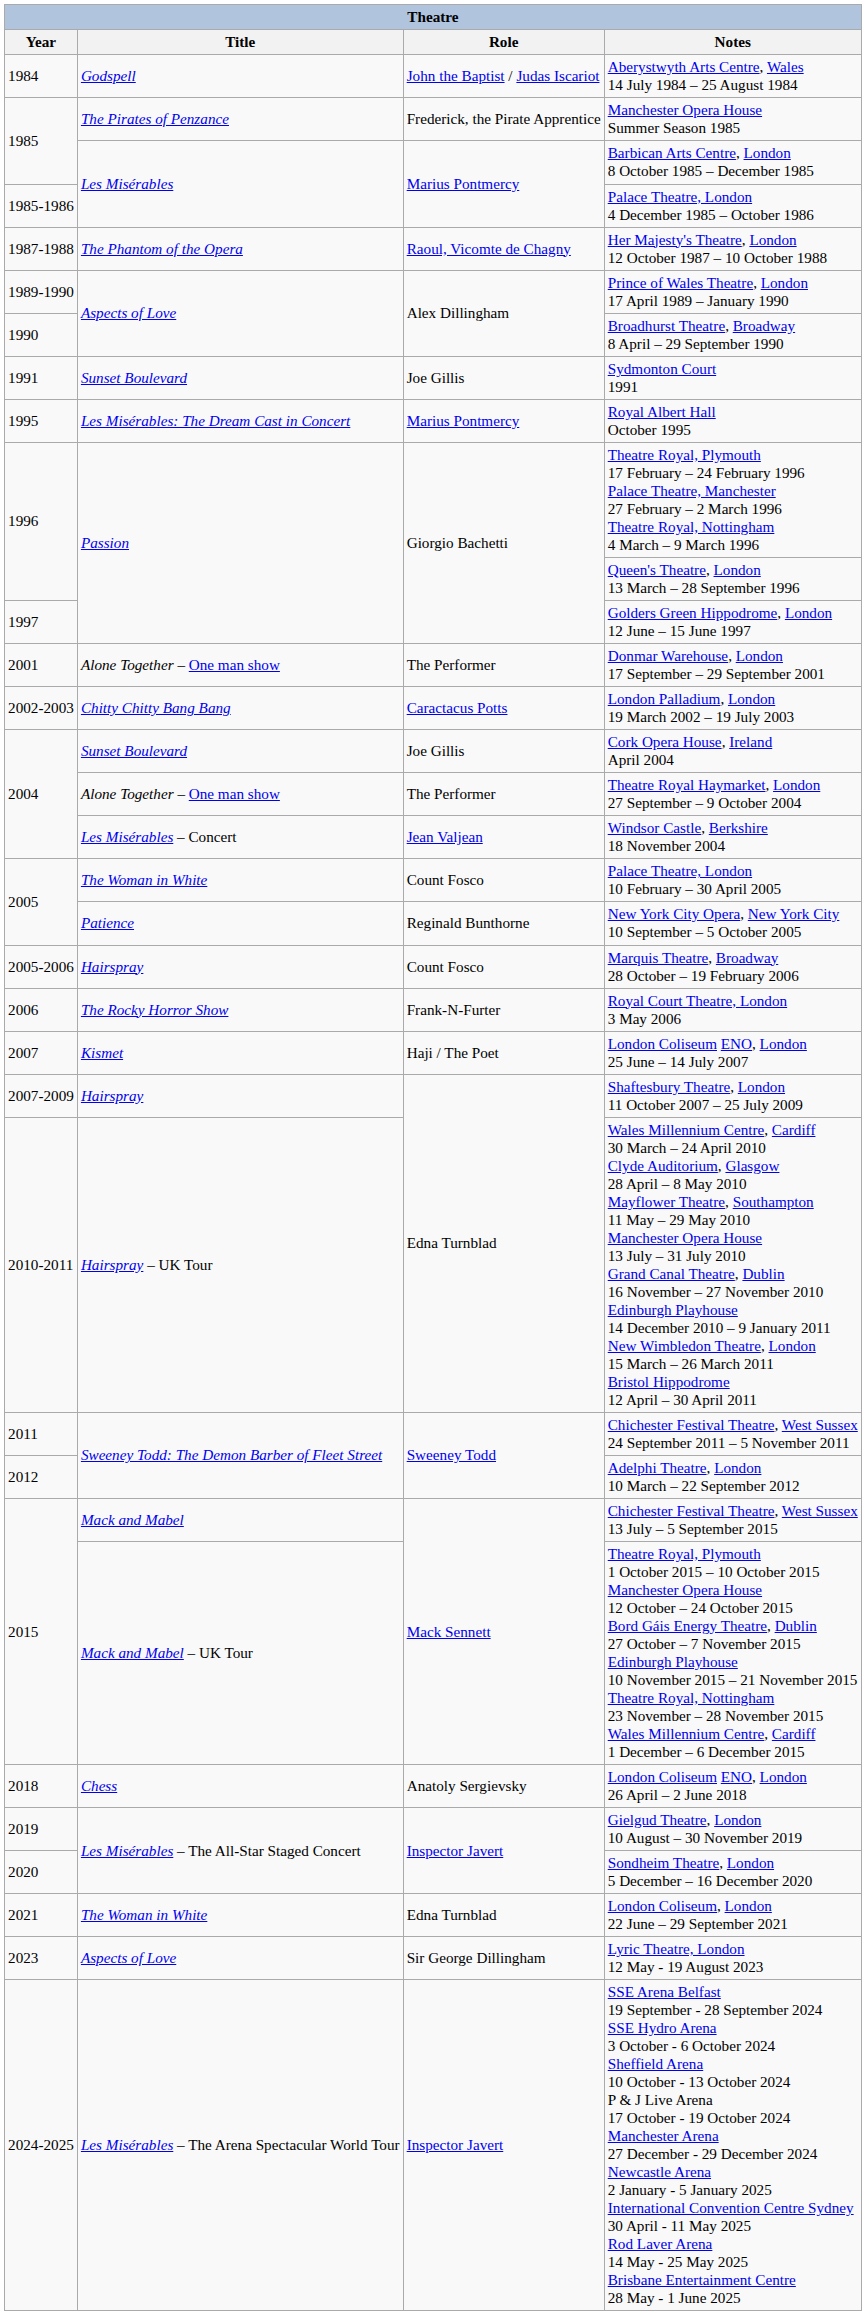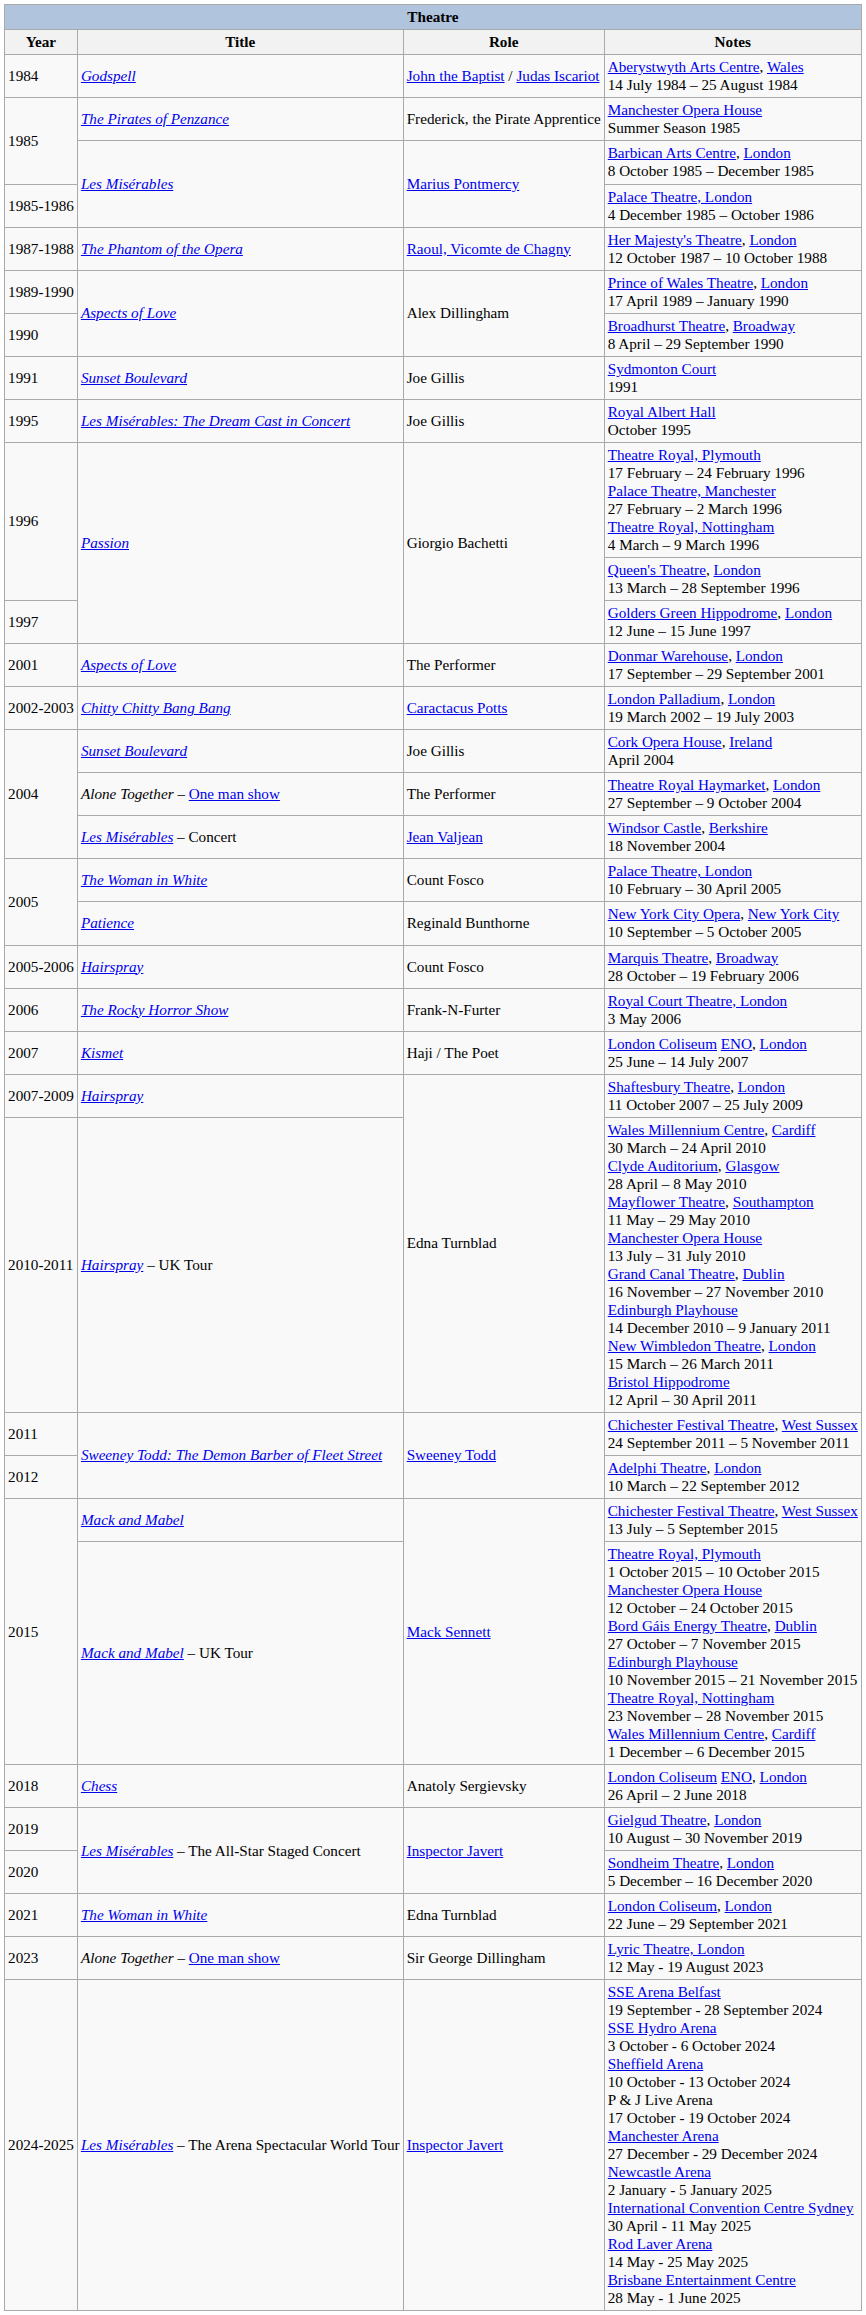(463, 420) Marius Pontmercy -> (436, 420) Joe Gillis
(180, 665) Alone Together – One man show -> (129, 665) Aspects of Love
(129, 1958) Aspects of Love -> (180, 1958) Alone Together – One man show
